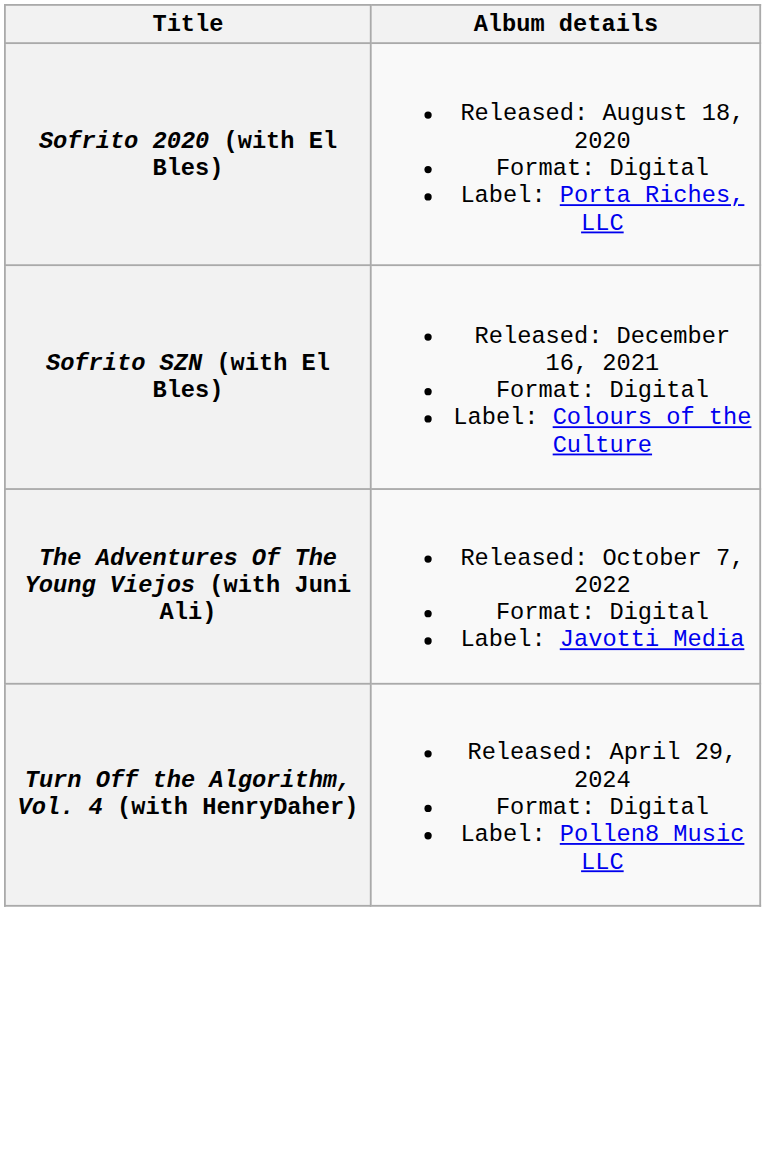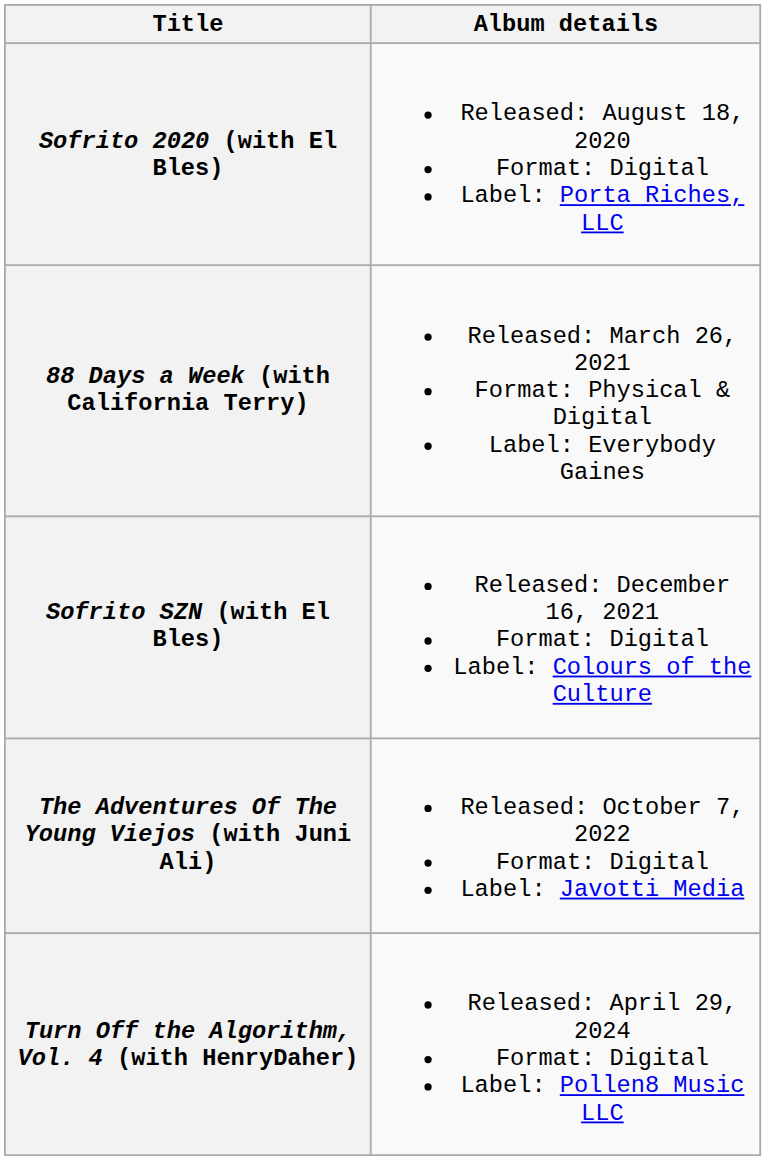+ row: (188, 391)
